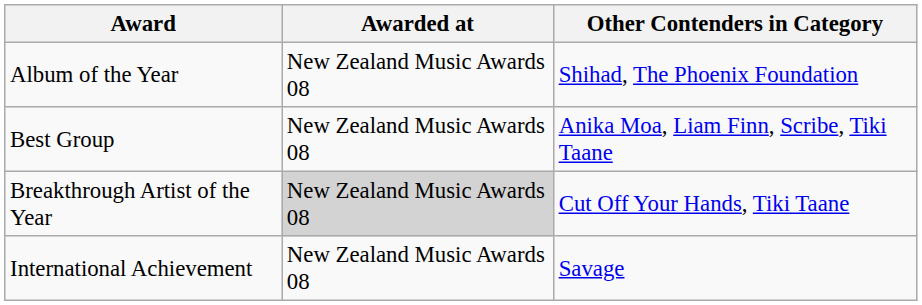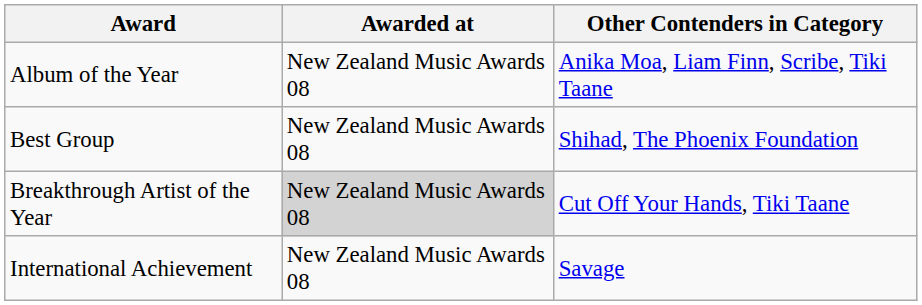(708, 74) Shihad, The Phoenix Foundation -> (723, 74) Anika Moa, Liam Finn, Scribe, Tiki Taane
(723, 139) Anika Moa, Liam Finn, Scribe, Tiki Taane -> (708, 139) Shihad, The Phoenix Foundation
